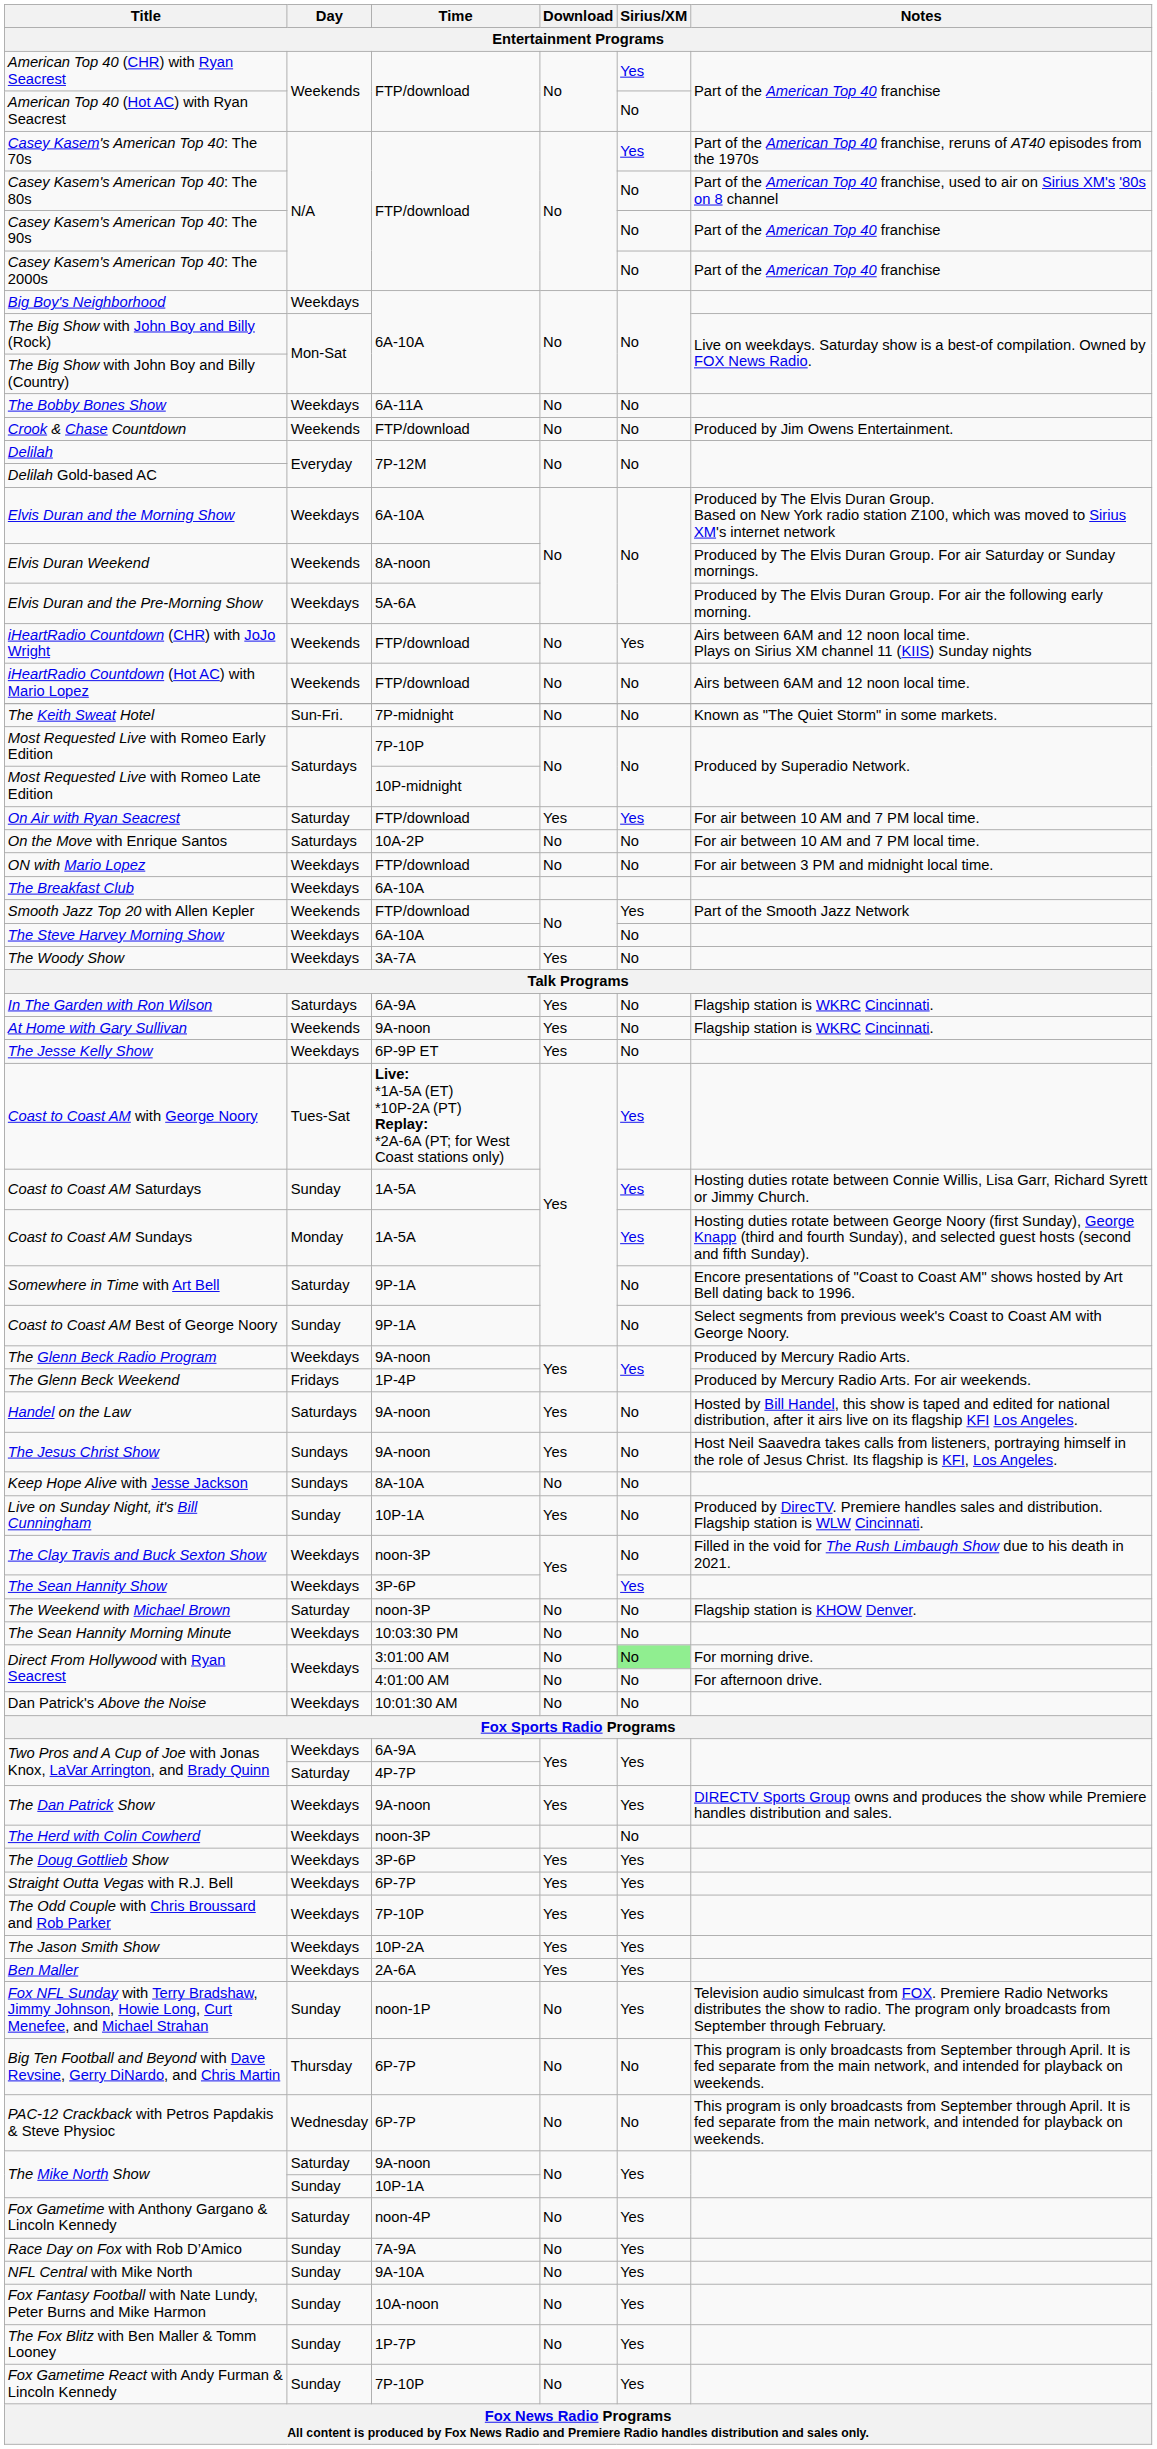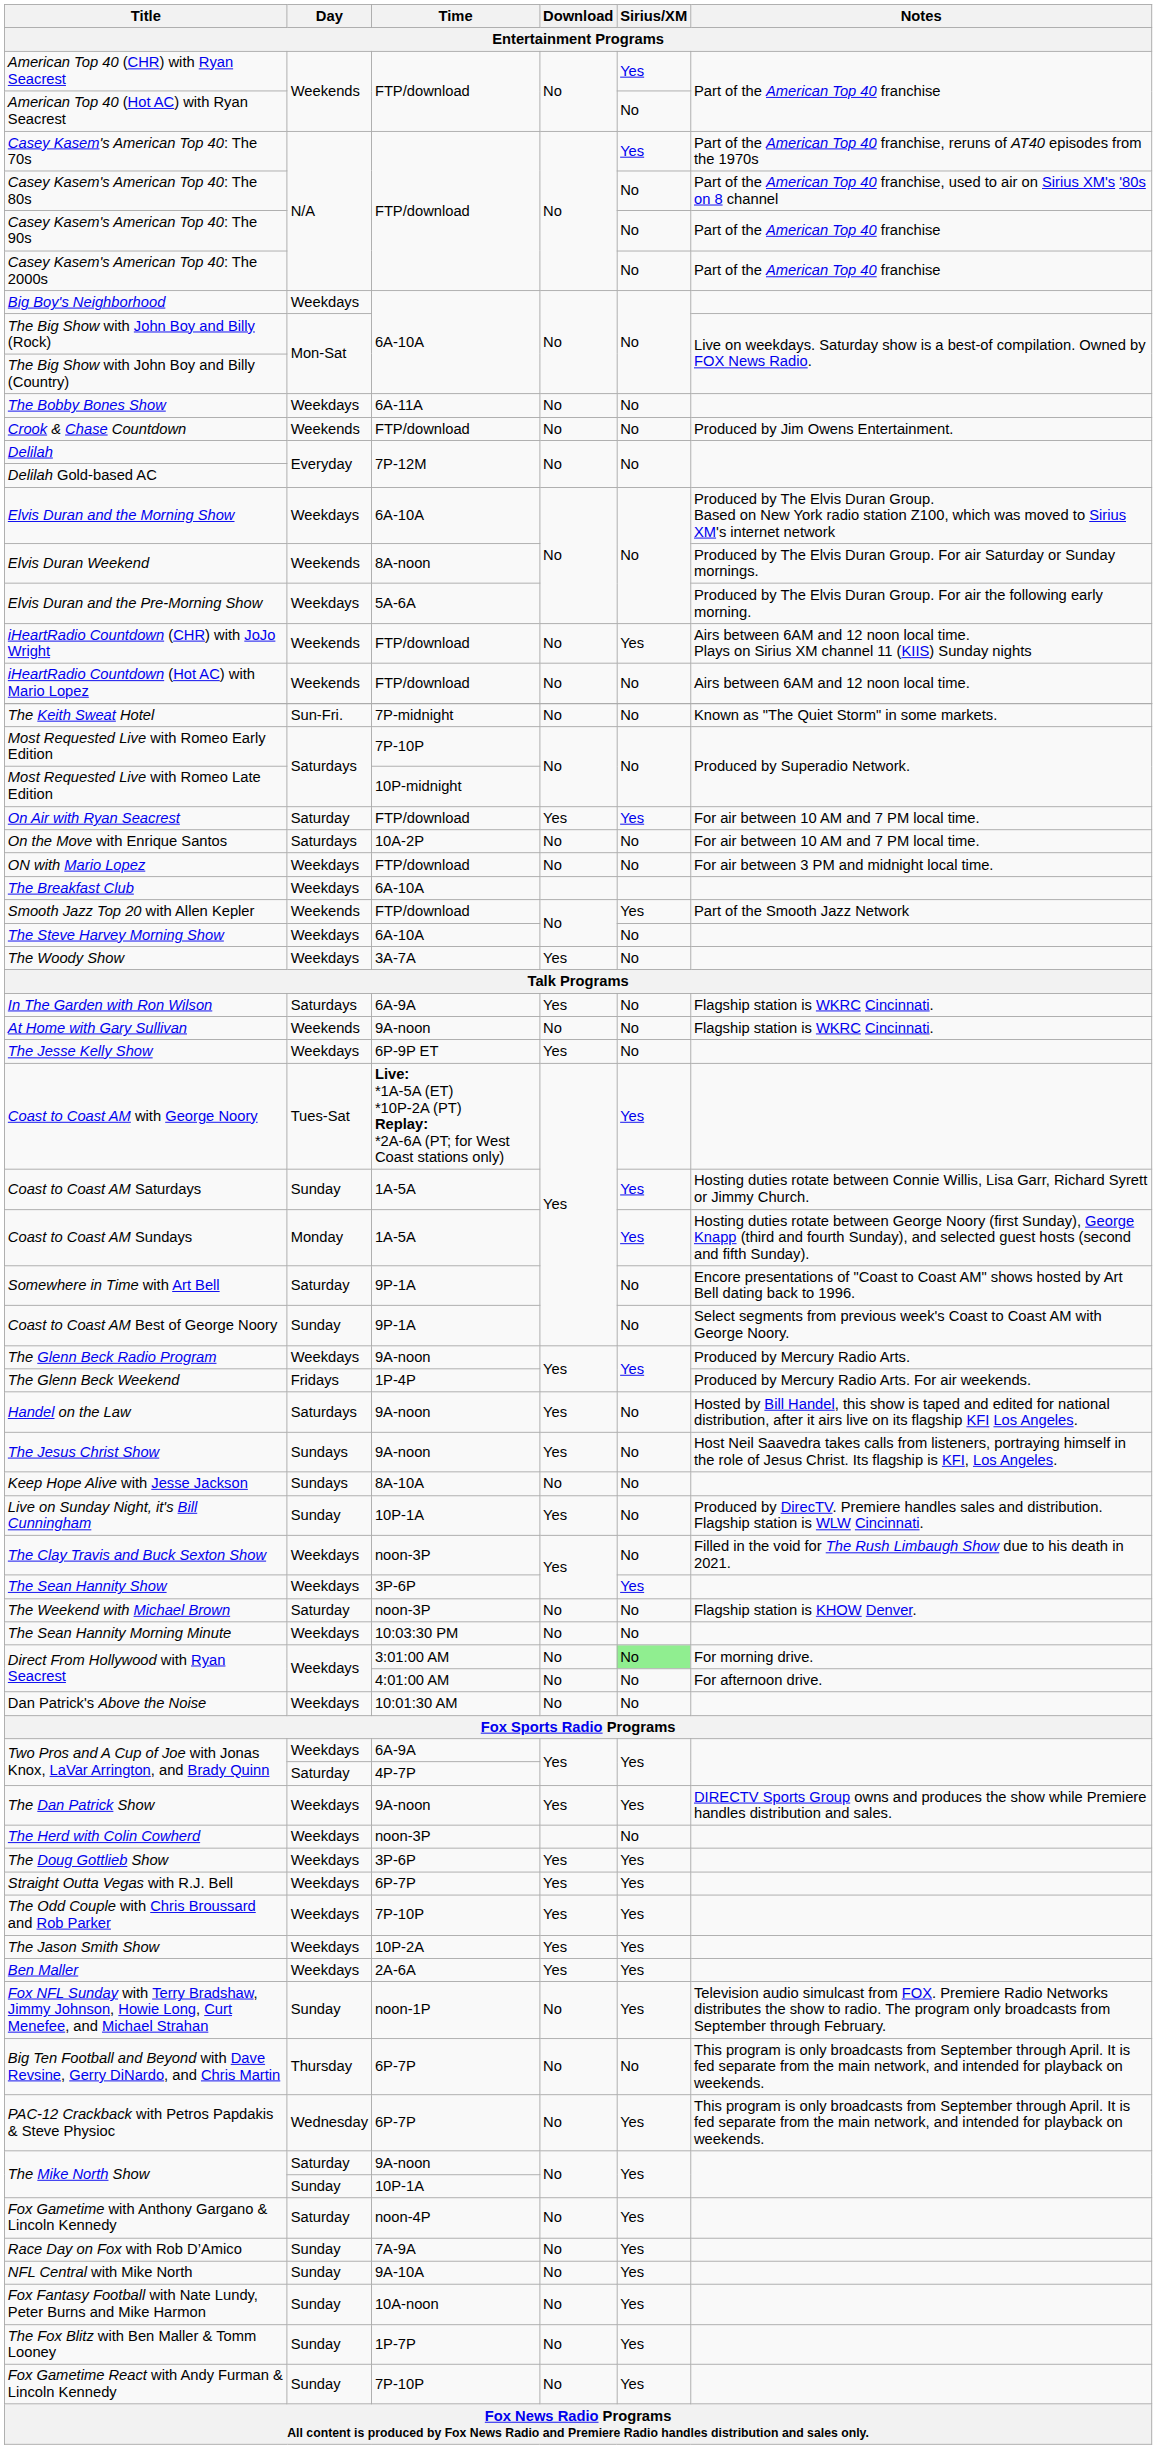(555, 1028) Yes -> (552, 1028) No
(630, 2122) No -> (632, 2122) Yes
